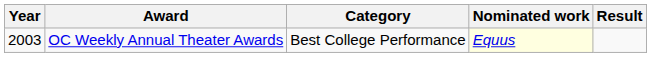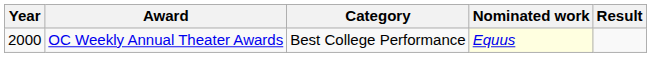(25, 40) 2003 -> (25, 40) 2000
